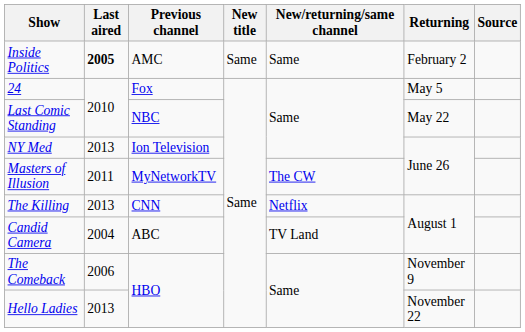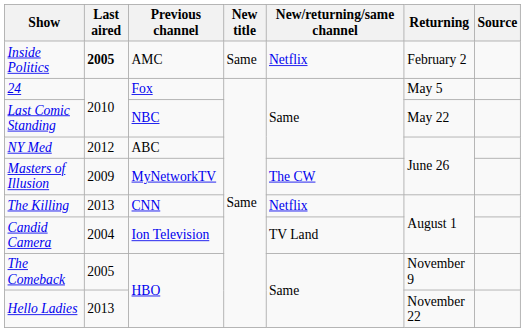(284, 59) Same -> (288, 59) Netflix
(101, 147) 2013 -> (101, 147) 2012
(170, 147) Ion Television -> (146, 147) ABC
(100, 176) 2011 -> (101, 176) 2009
(146, 235) ABC -> (170, 235) Ion Television
(101, 271) 2006 -> (101, 271) 2005
